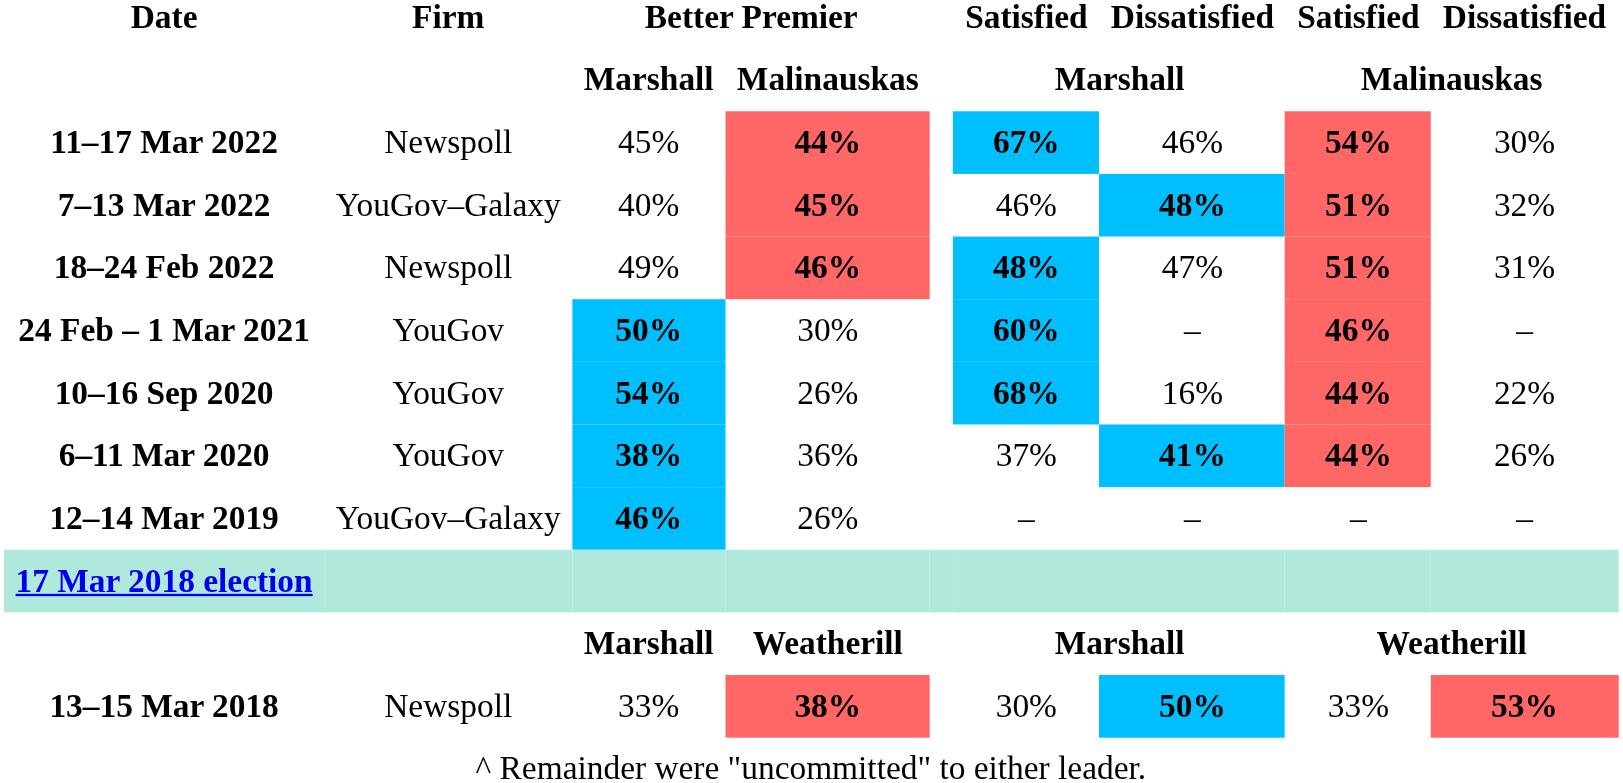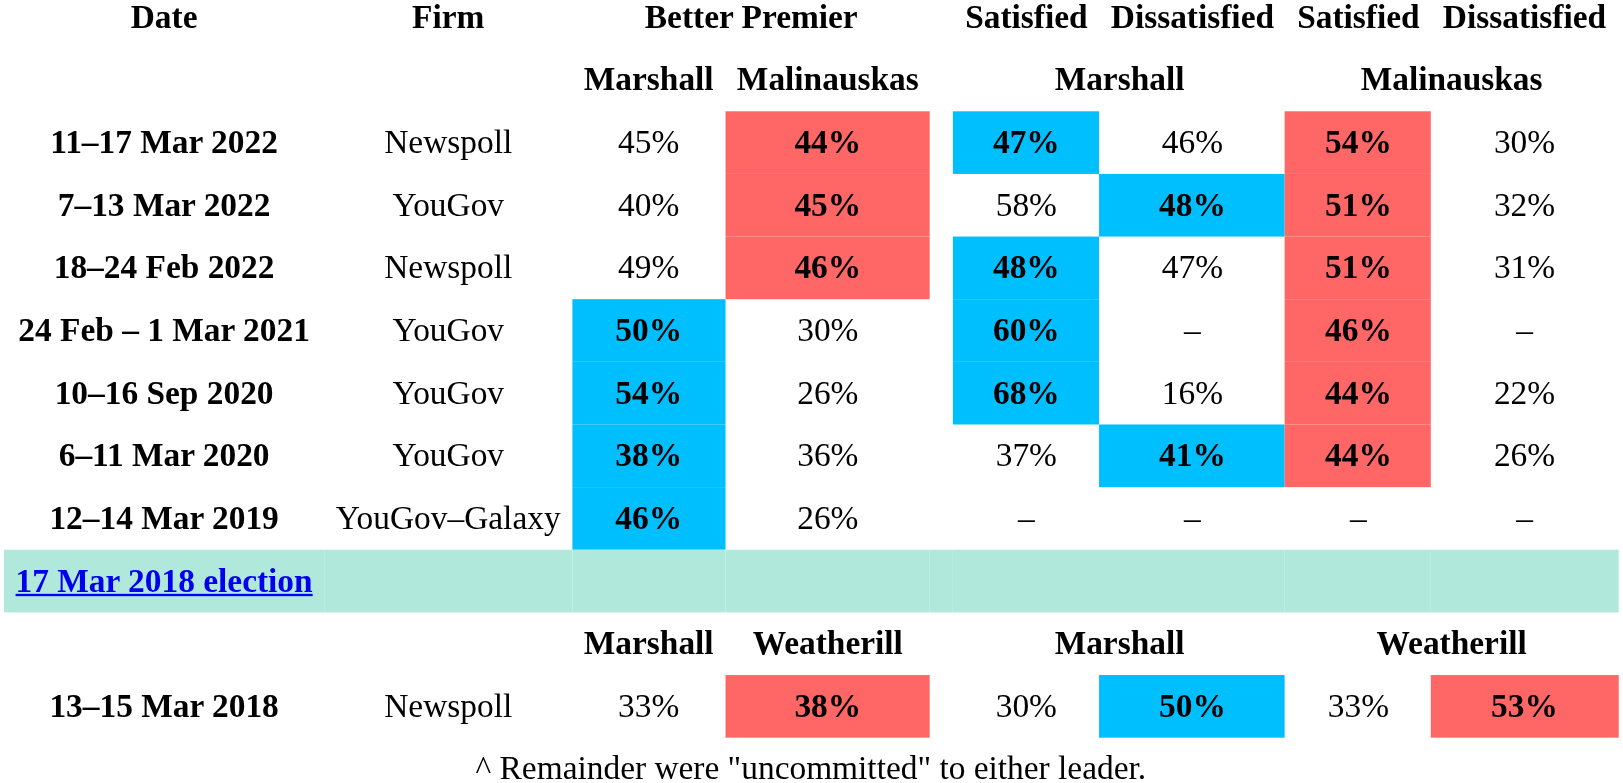(1026, 141) 67% -> (1026, 141) 47%
(448, 204) YouGov–Galaxy -> (448, 204) YouGov
(1026, 204) 46% -> (1026, 204) 58%
